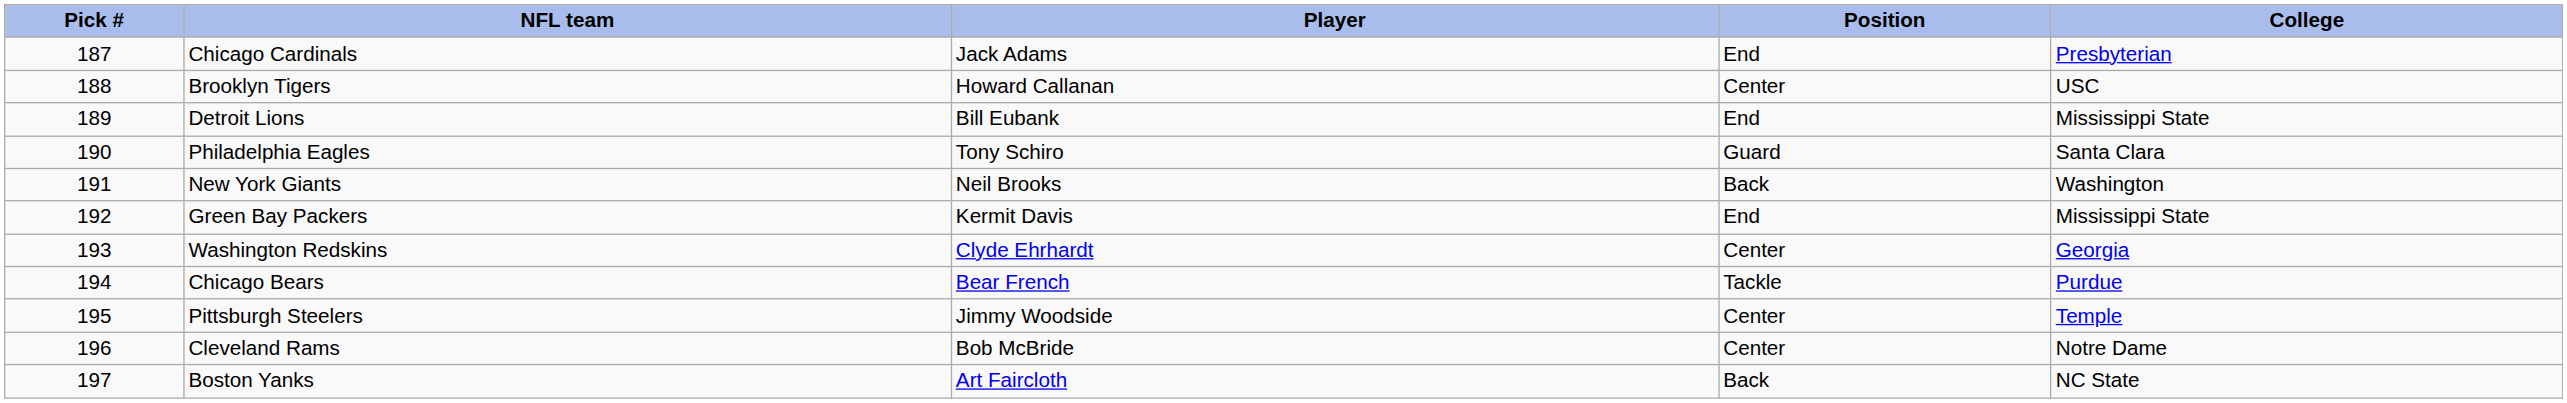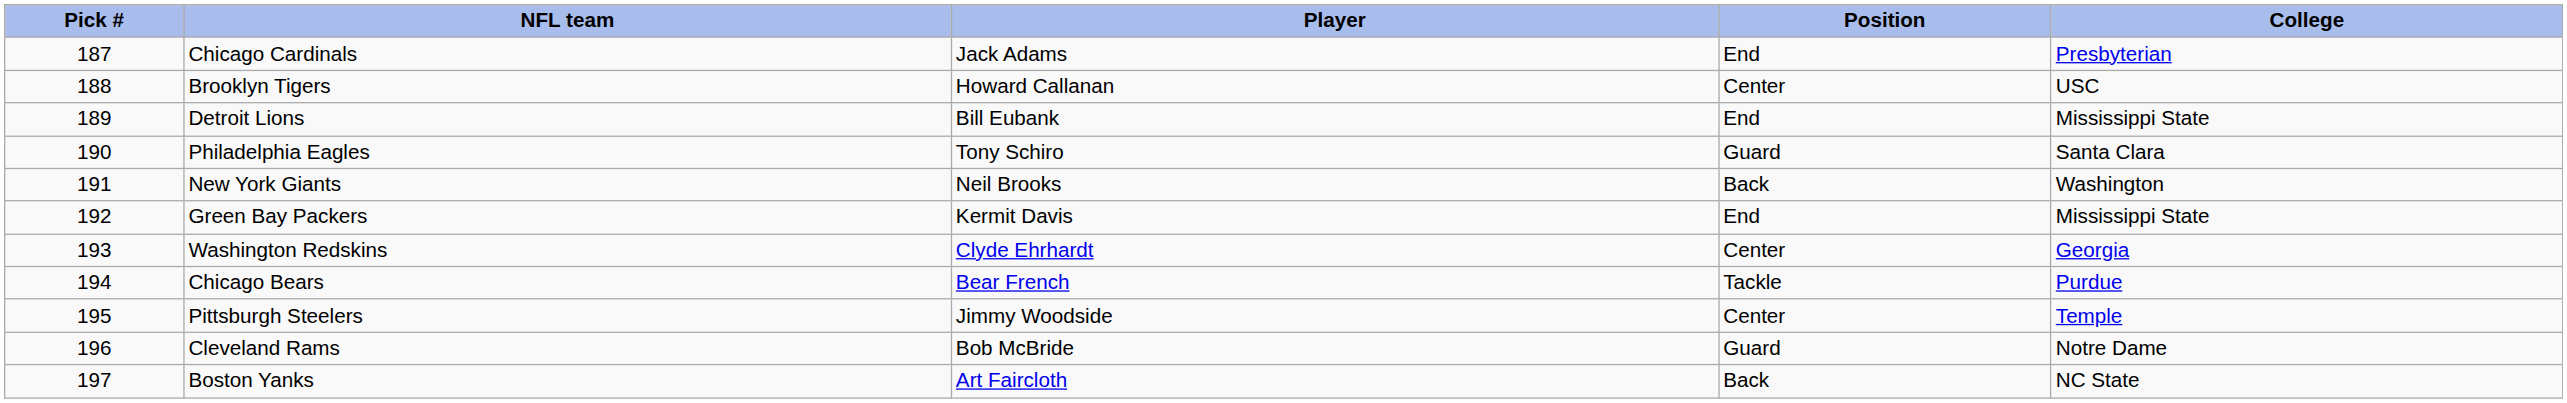(1754, 348) Center -> (1752, 348) Guard
